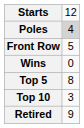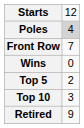(71, 47) 5 -> (71, 47) 7
(71, 81) 8 -> (71, 81) 2
